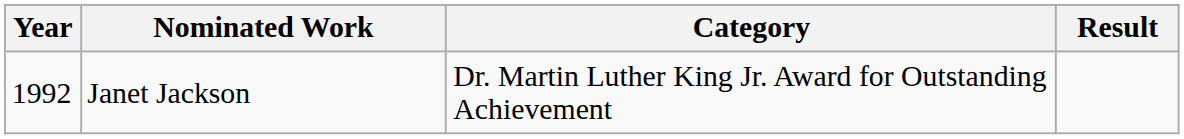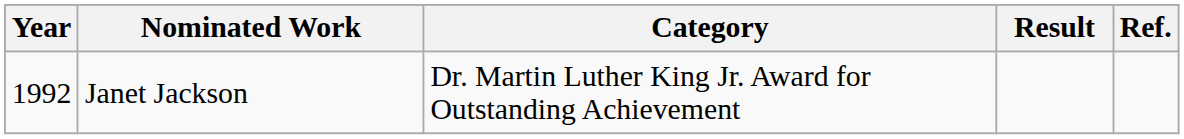+ column: (1146, 28)
